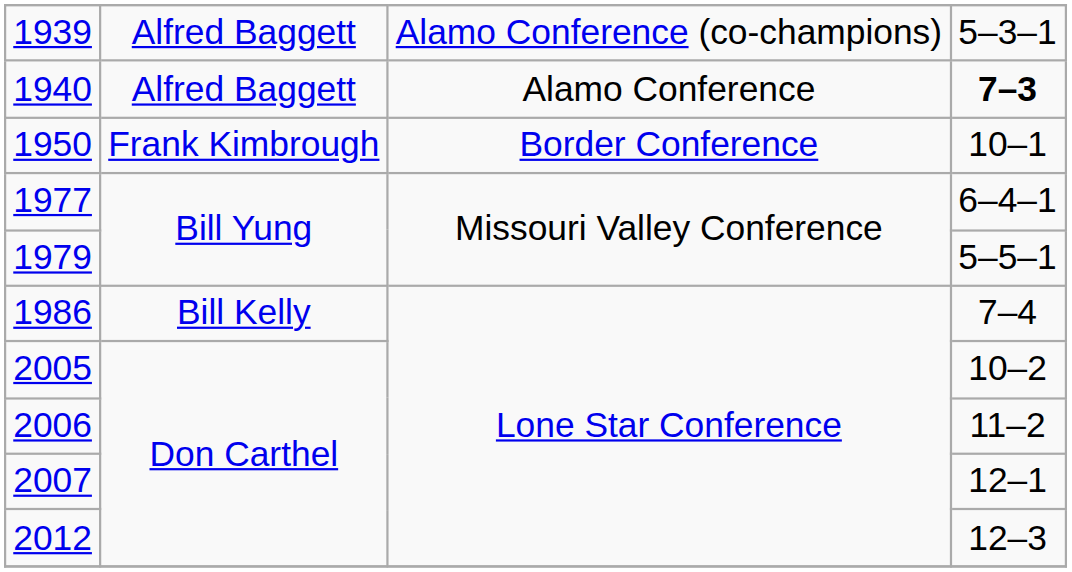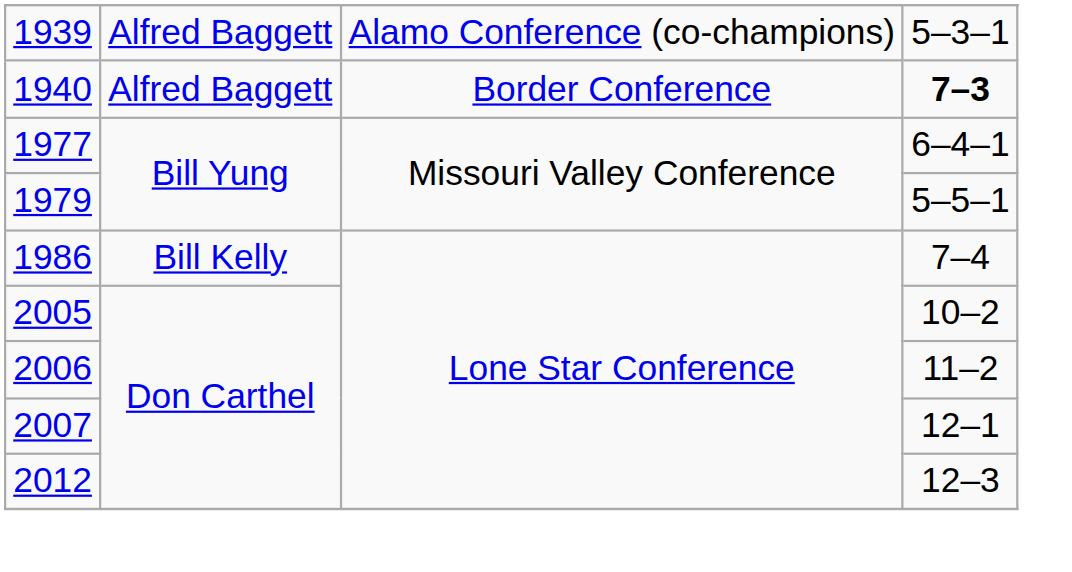(669, 88) Alamo Conference -> (622, 88) Border Conference
- row: (53, 144)
